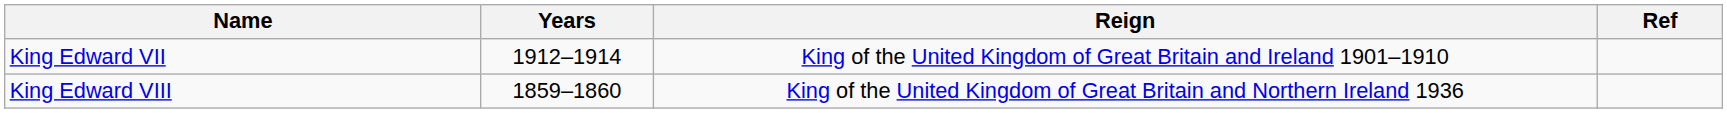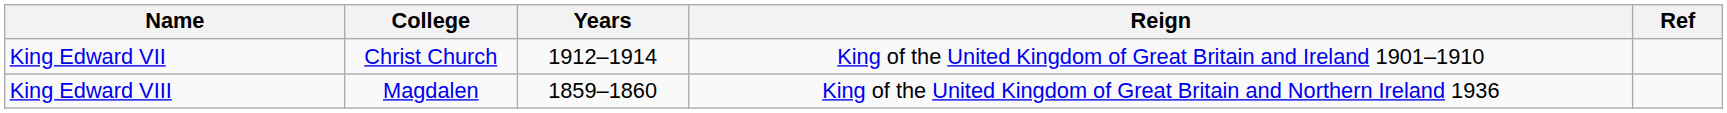+ column: (431, 21)
